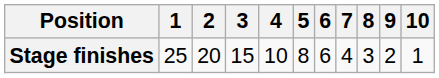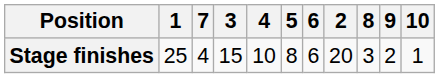columns swapped: (209, 21) <-> (347, 21)
